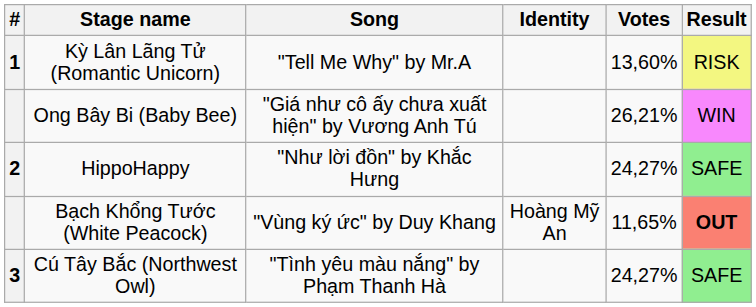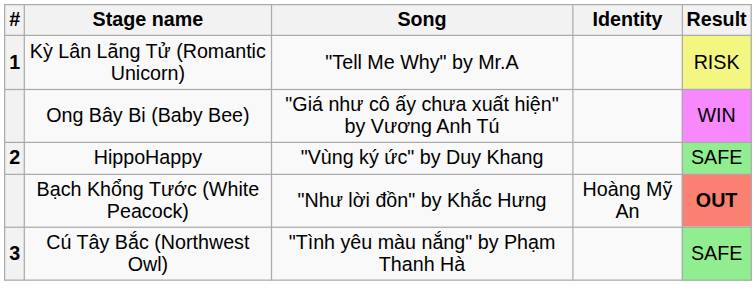- column: (644, 20)
(374, 169) "Như lời đồn" by Khắc Hưng -> (422, 158) "Vùng ký ức" by Duy Khang
(374, 222) "Vùng ký ức" by Duy Khang -> (422, 200) "Như lời đồn" by Khắc Hưng
